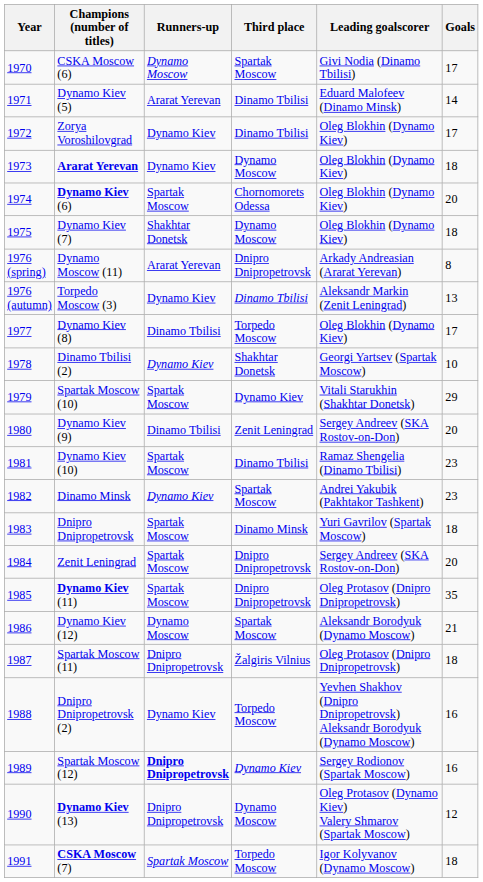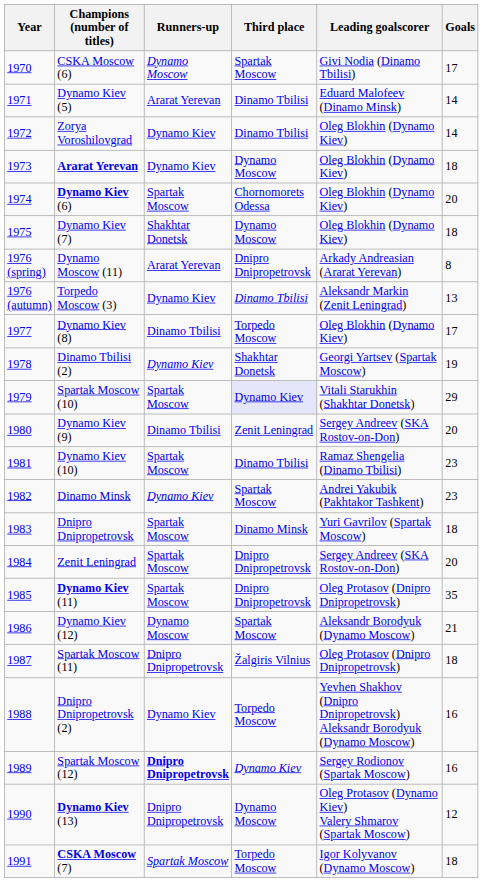(451, 133) 17 -> (451, 133) 14
(451, 364) 10 -> (451, 364) 19
(269, 397) no background -> (269, 397) lavender background
